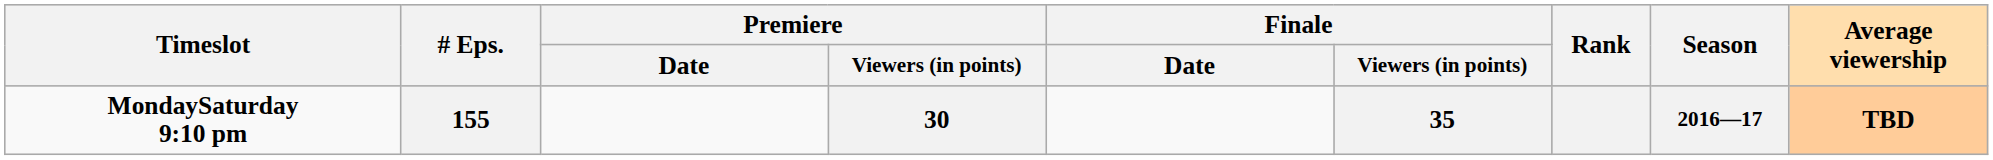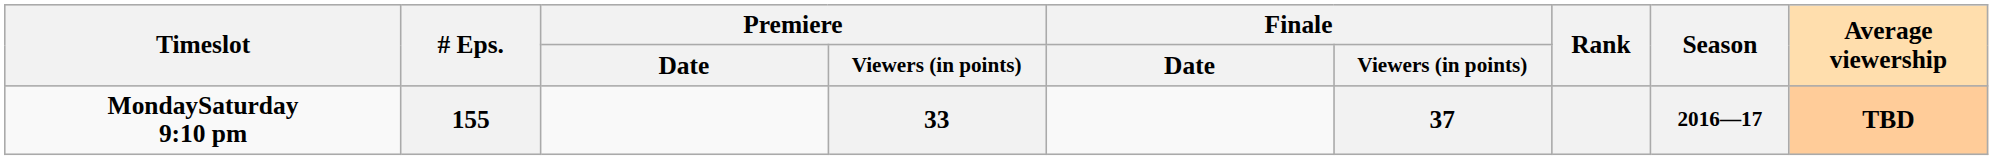(937, 119) 30 -> (937, 119) 33
(1442, 119) 35 -> (1442, 119) 37
